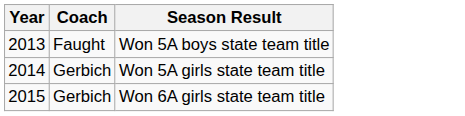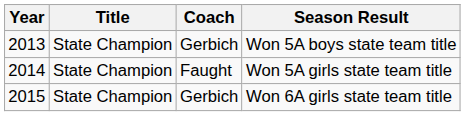+ column: (113, 17)
(79, 44) Faught -> (209, 44) Gerbich
(82, 70) Gerbich -> (206, 70) Faught
